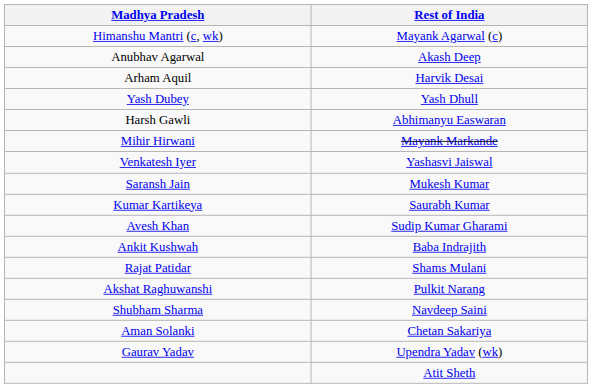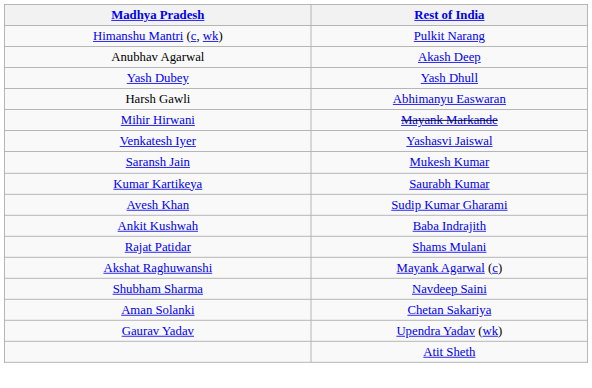(449, 36) Mayank Agarwal (c) -> (449, 36) Pulkit Narang
- row: (158, 78)
(449, 288) Pulkit Narang -> (449, 267) Mayank Agarwal (c)
